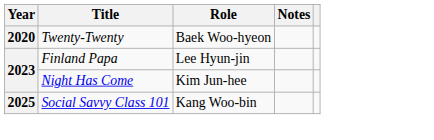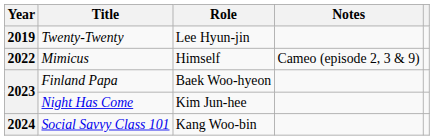(21, 37) 2020 -> (21, 37) 2019
(224, 37) Baek Woo-hyeon -> (213, 37) Lee Hyun-jin
+ row: (65, 59)
(213, 59) Lee Hyun-jin -> (224, 80) Baek Woo-hyeon
(21, 102) 2025 -> (21, 124) 2024
